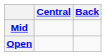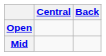rows swapped: (19, 28) <-> (19, 43)
